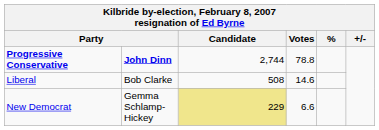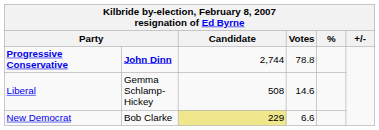(148, 80) Bob Clarke -> (145, 91) Gemma Schlamp-Hickey
(145, 107) Gemma Schlamp-Hickey -> (148, 118) Bob Clarke
